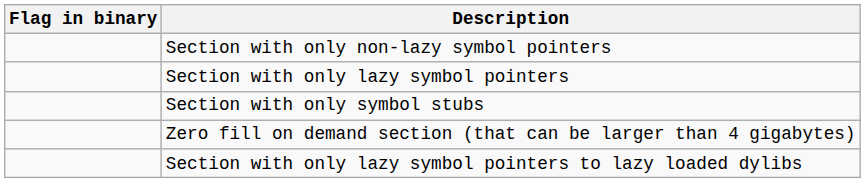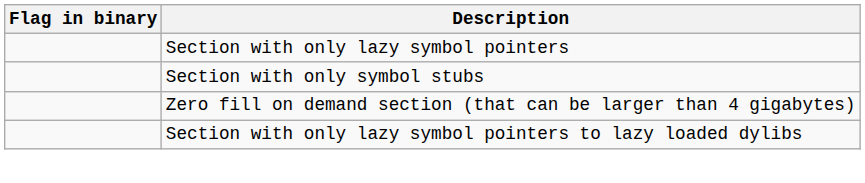- row: (389, 48)
